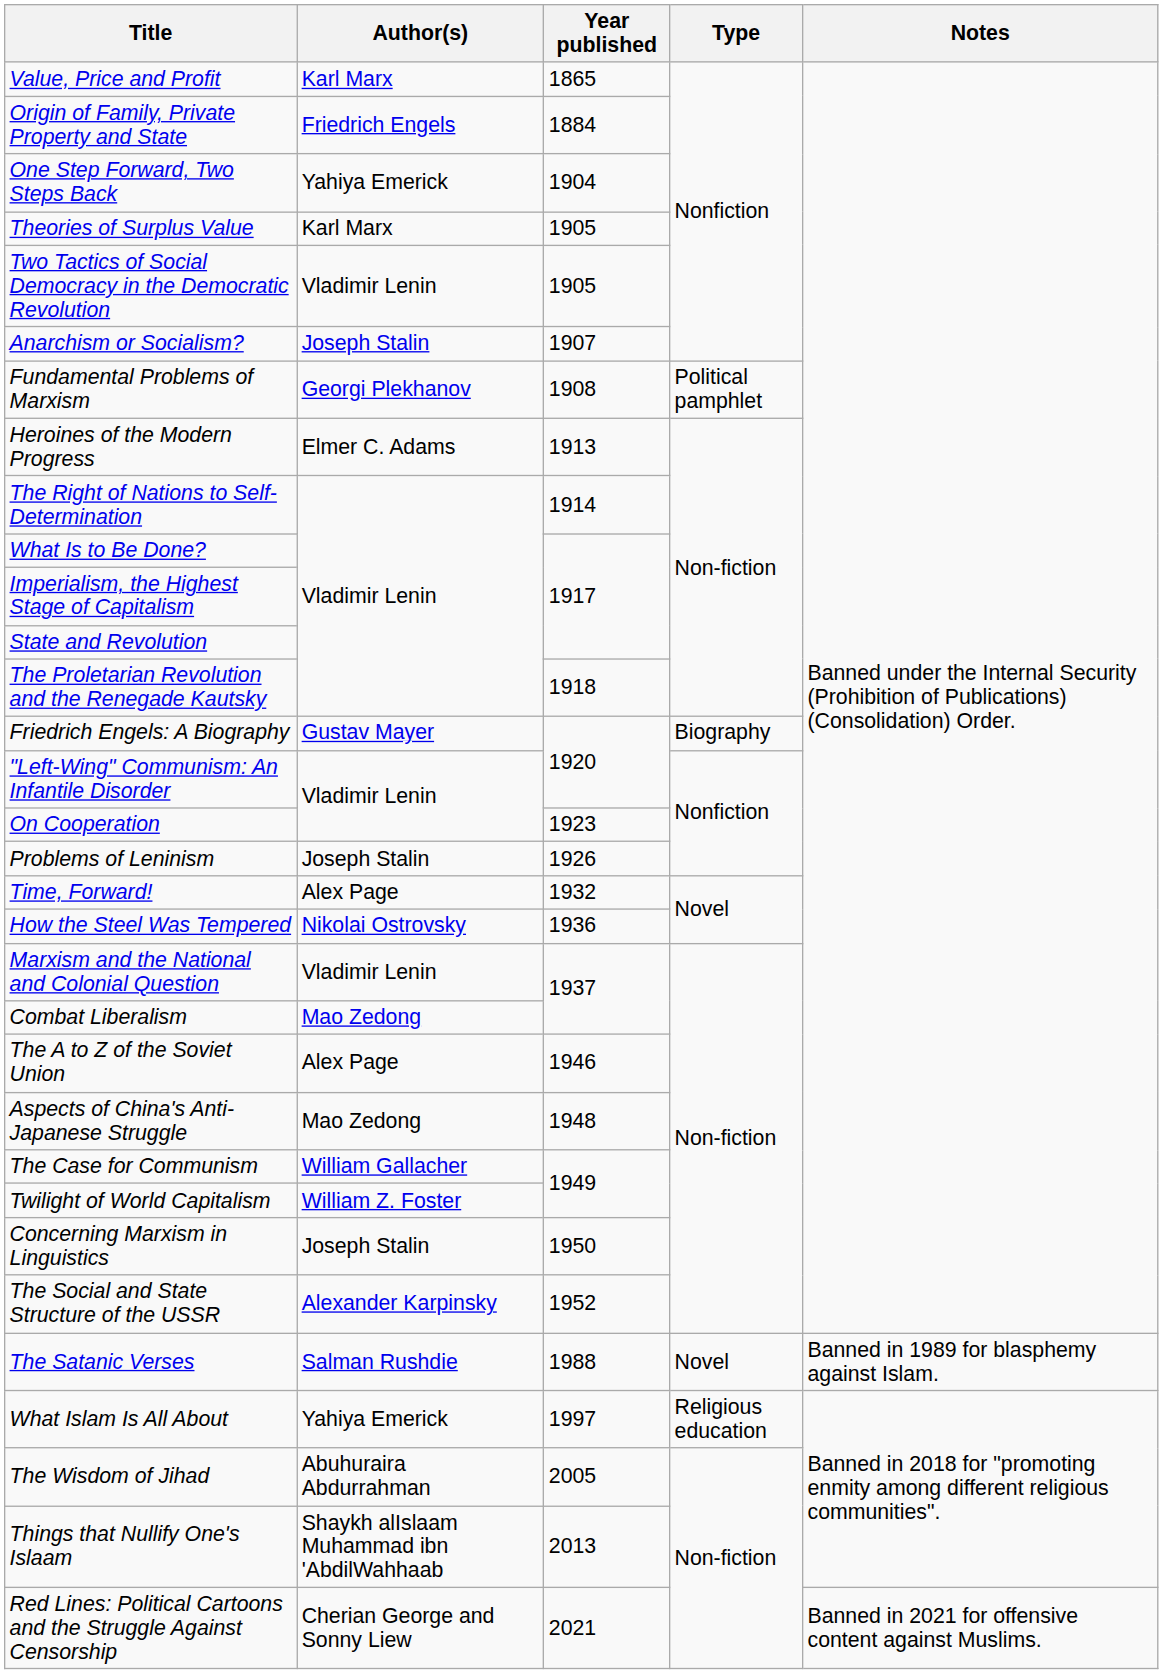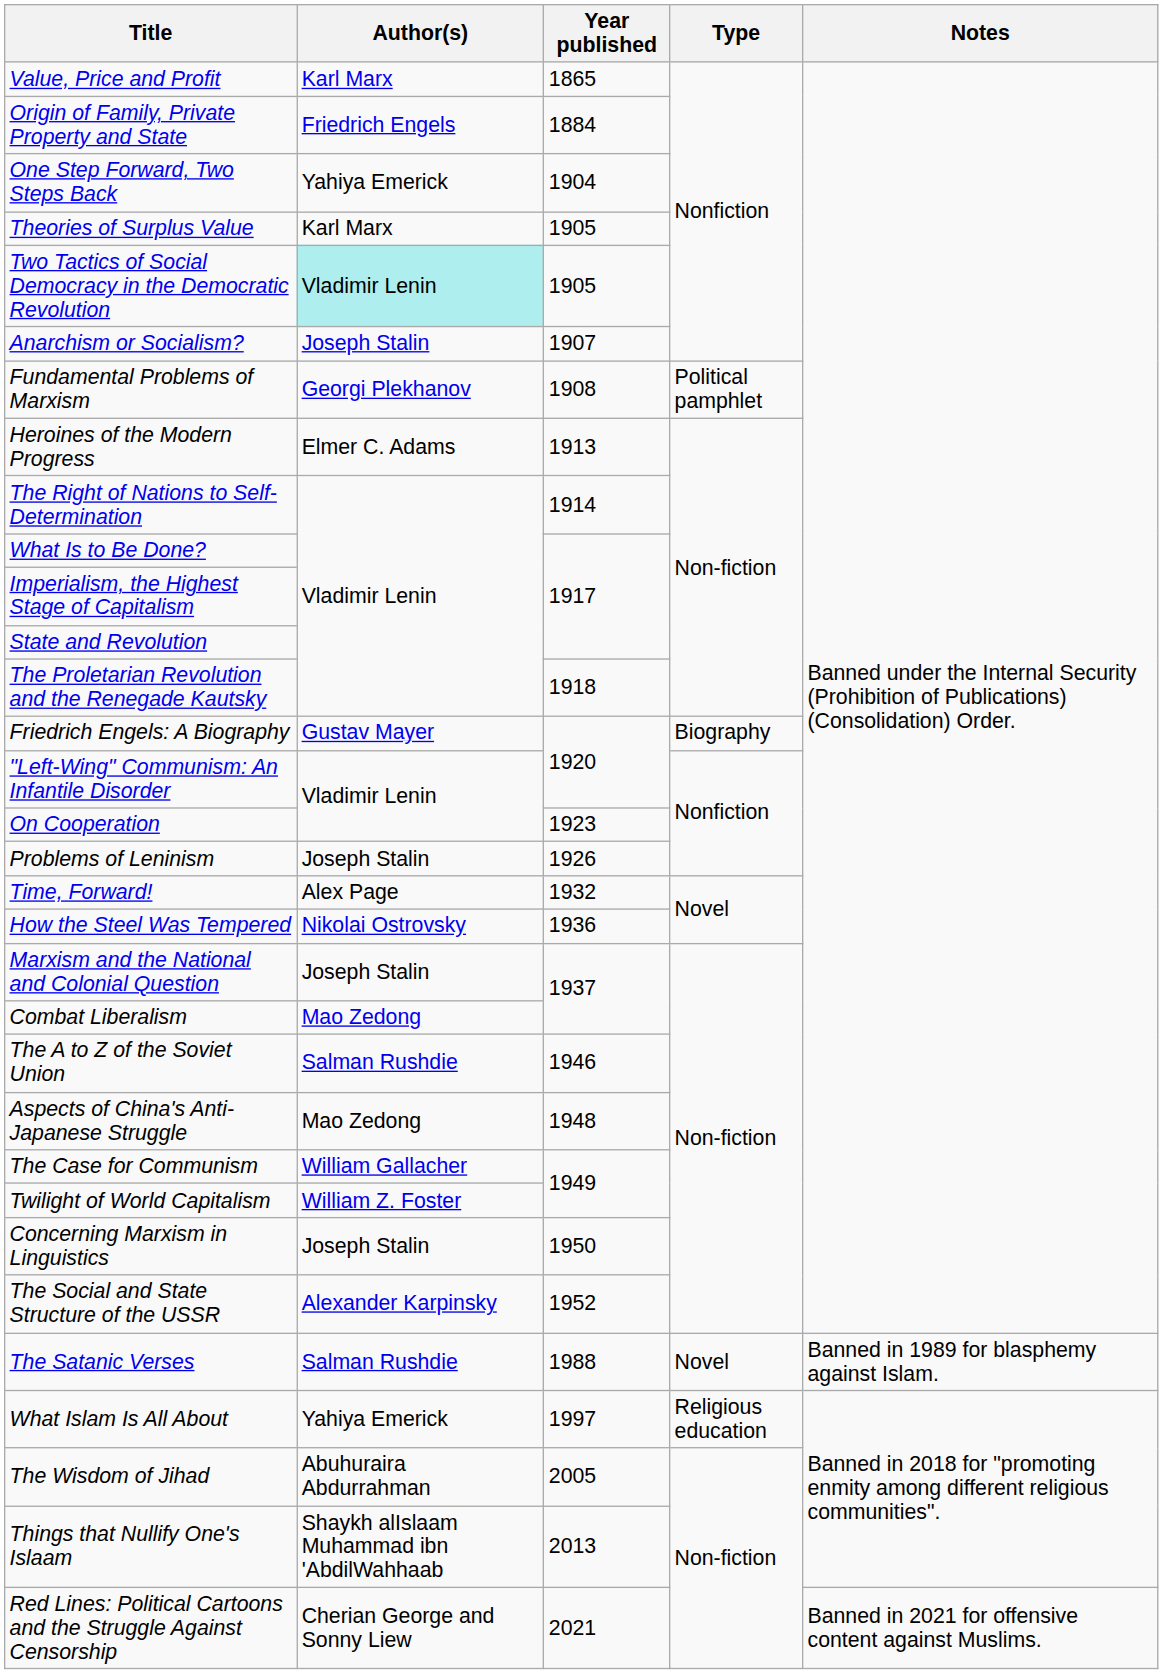(369, 285) no background -> (369, 285) paleturquoise background
(369, 971) Vladimir Lenin -> (366, 971) Joseph Stalin
(350, 1063) Alex Page -> (380, 1063) Salman Rushdie
